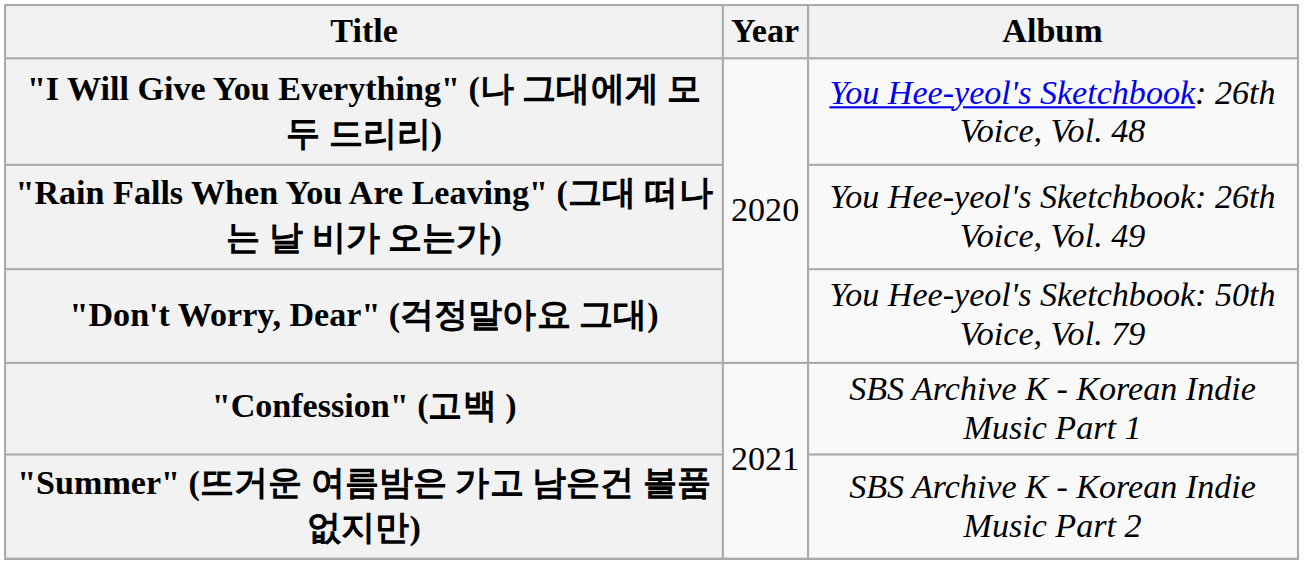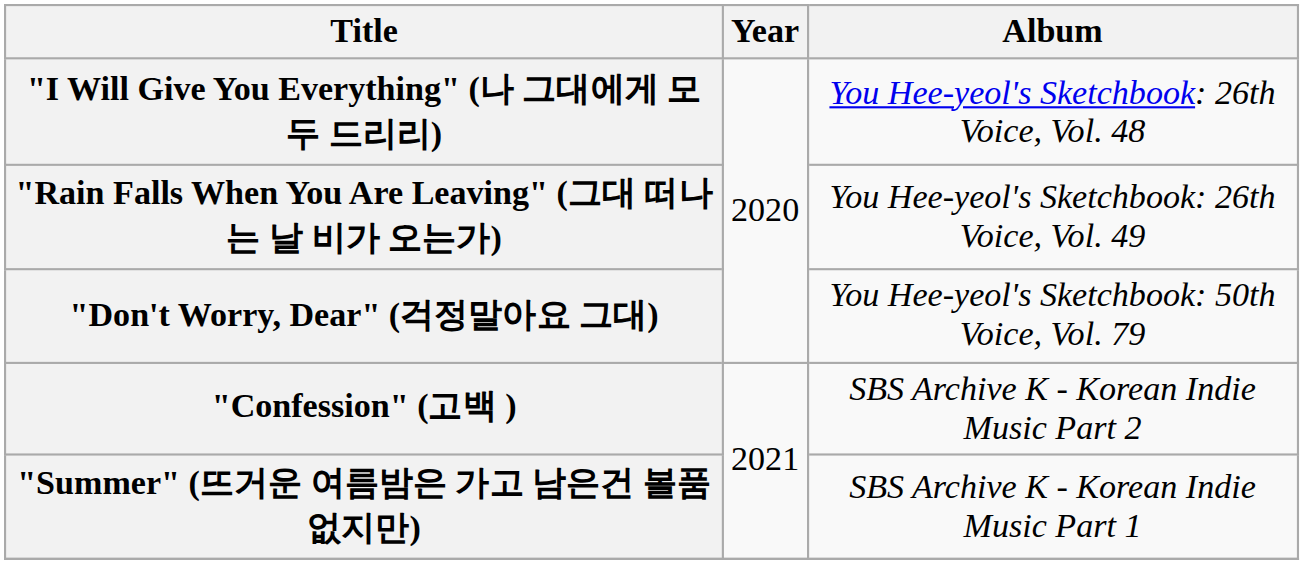(1053, 407) SBS Archive K - Korean Indie Music Part 1 -> (1053, 407) SBS Archive K - Korean Indie Music Part 2
(1053, 506) SBS Archive K - Korean Indie Music Part 2 -> (1053, 506) SBS Archive K - Korean Indie Music Part 1
